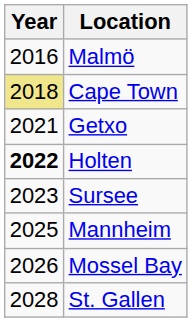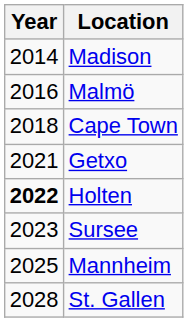+ row: (110, 56)
(34, 91) khaki background -> (34, 126) no background
- row: (125, 265)
